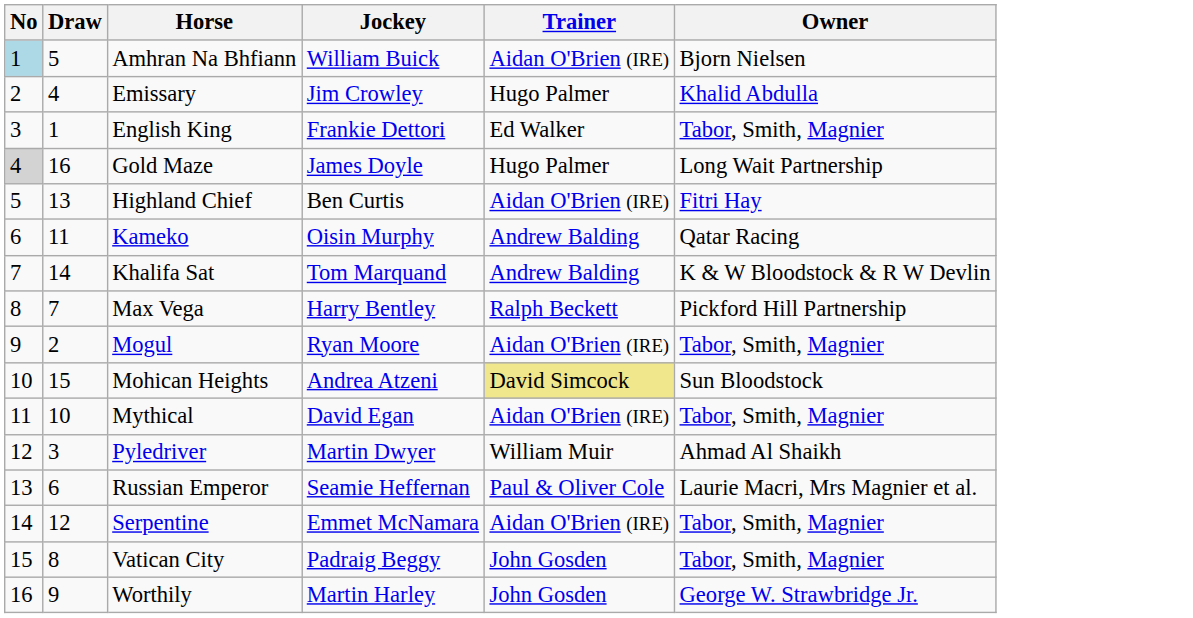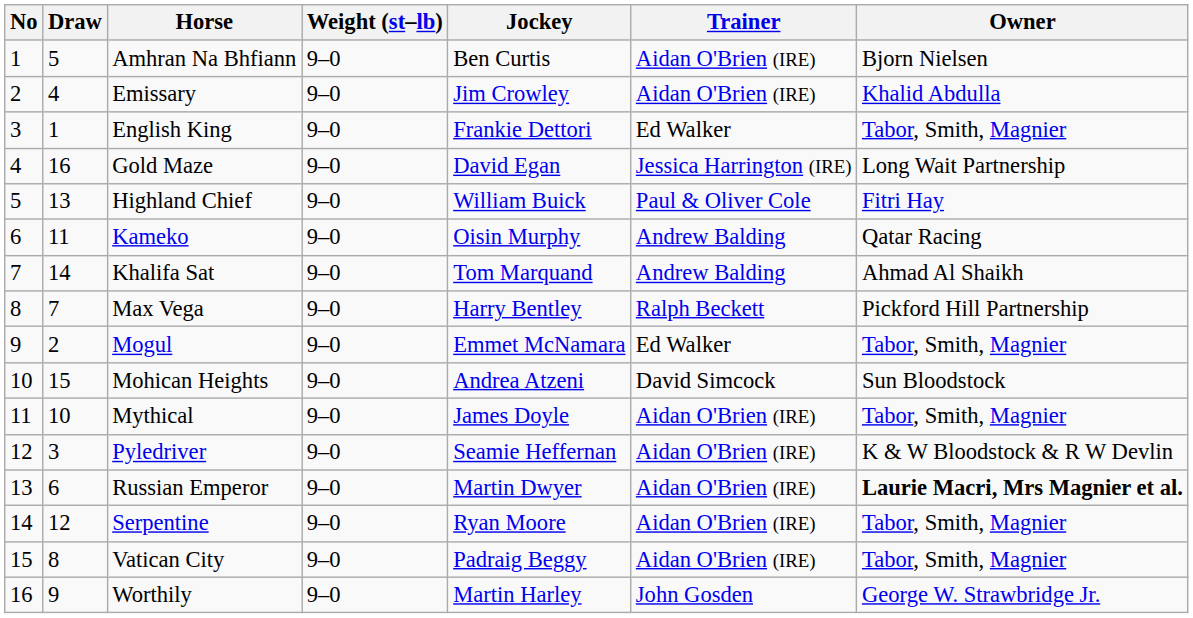+ column: (375, 22)
(16, 58) lightblue background -> (16, 58) no background
(373, 58) William Buick -> (502, 58) Ben Curtis
(549, 93) Hugo Palmer -> (726, 93) Aidan O'Brien (IRE)
(16, 165) lightgrey background -> (16, 165) no background
(365, 165) James Doyle -> (507, 165) David Egan
(549, 165) Hugo Palmer -> (744, 165) Jessica Harrington (IRE)
(355, 201) Ben Curtis -> (519, 201) William Buick
(579, 201) Aidan O'Brien (IRE) -> (723, 201) Paul & Oliver Cole
(835, 272) K & W Bloodstock & R W Devlin -> (943, 272) Ahmad Al Shaikh
(363, 344) Ryan Moore -> (539, 344) Emmet McNamara
(579, 344) Aidan O'Brien (IRE) -> (683, 344) Ed Walker
(559, 380) khaki background -> (706, 380) no background
(360, 415) David Egan -> (511, 415) James Doyle
(371, 451) Martin Dwyer -> (535, 451) Seamie Heffernan
(551, 451) William Muir -> (726, 451) Aidan O'Brien (IRE)
(760, 451) Ahmad Al Shaikh -> (1017, 451) K & W Bloodstock & R W Devlin
(388, 487) Seamie Heffernan -> (517, 487) Martin Dwyer
(577, 487) Paul & Oliver Cole -> (726, 487) Aidan O'Brien (IRE)
(828, 487) normal -> (1022, 487) bold
(393, 523) Emmet McNamara -> (509, 523) Ryan Moore
(548, 559) John Gosden -> (726, 559) Aidan O'Brien (IRE)
